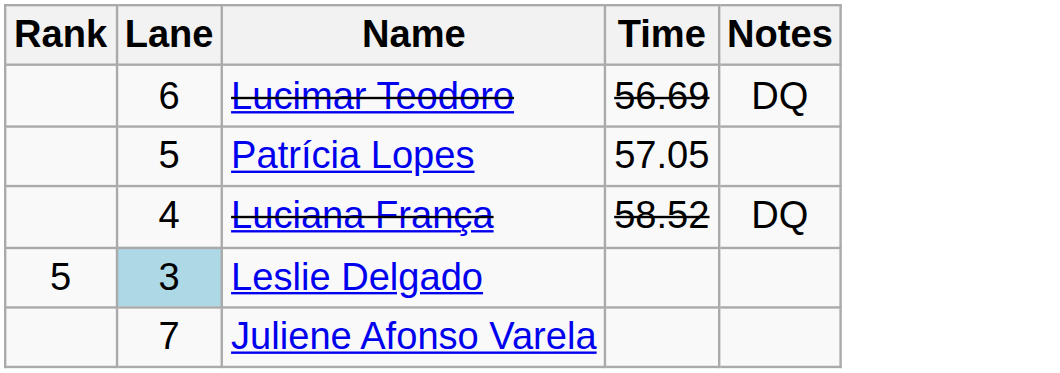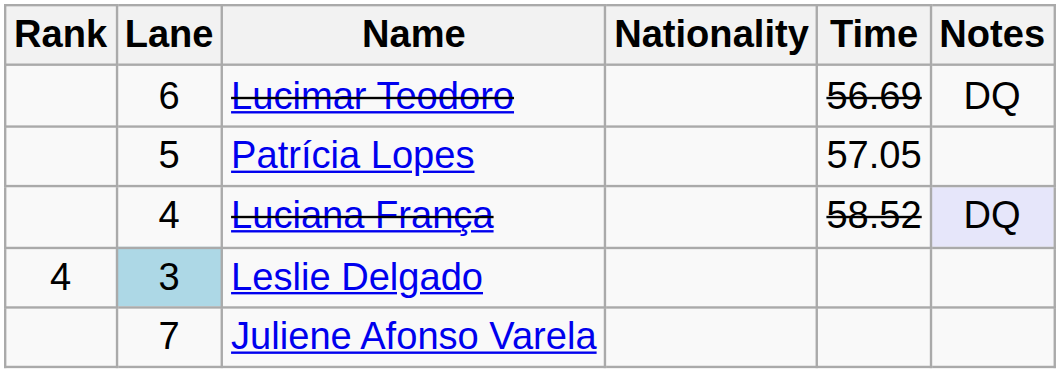+ column: (712, 34)
(780, 215) no background -> (992, 215) lavender background
(61, 276) 5 -> (61, 276) 4
